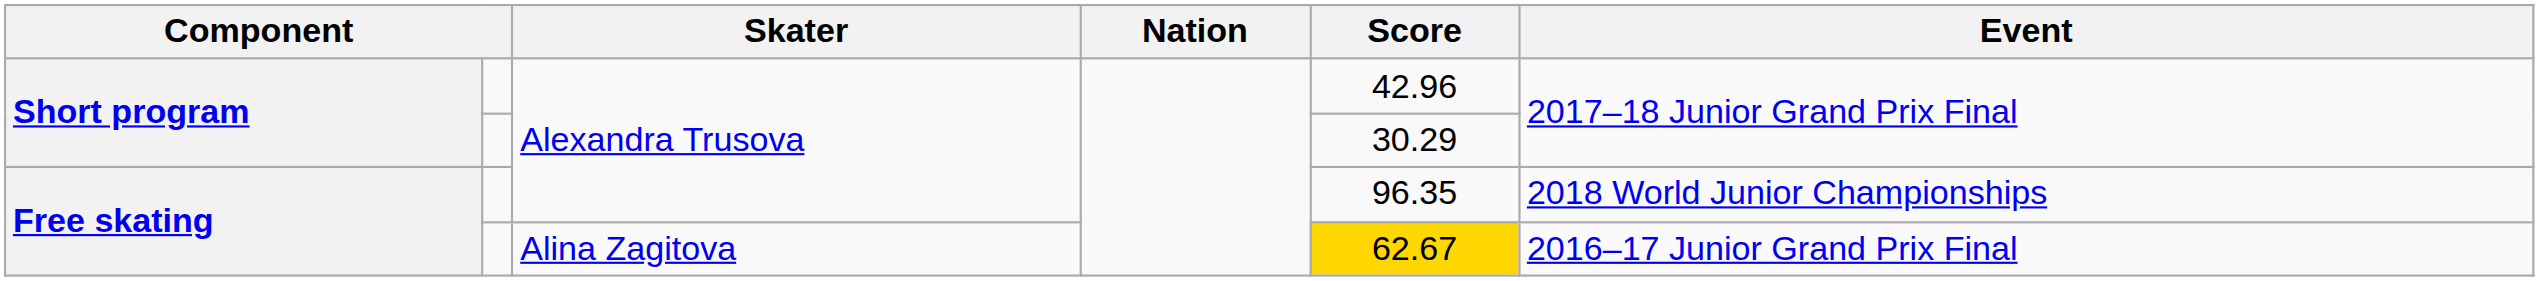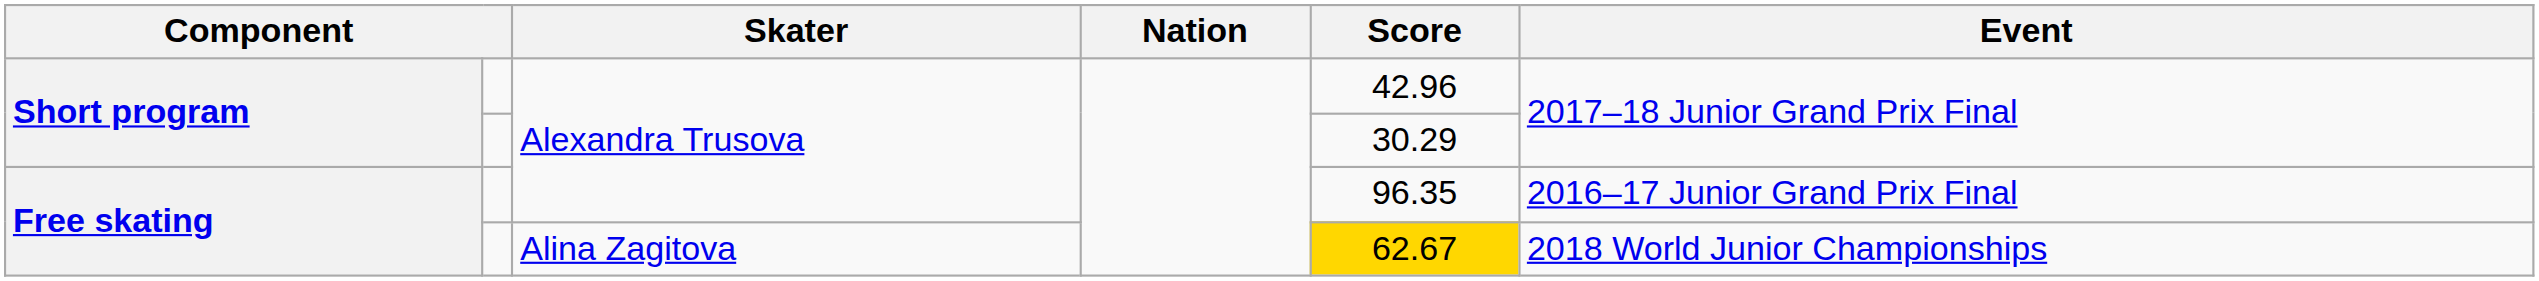(1787, 193) 2018 World Junior Championships -> (1772, 193) 2016–17 Junior Grand Prix Final
(1772, 247) 2016–17 Junior Grand Prix Final -> (1787, 247) 2018 World Junior Championships
